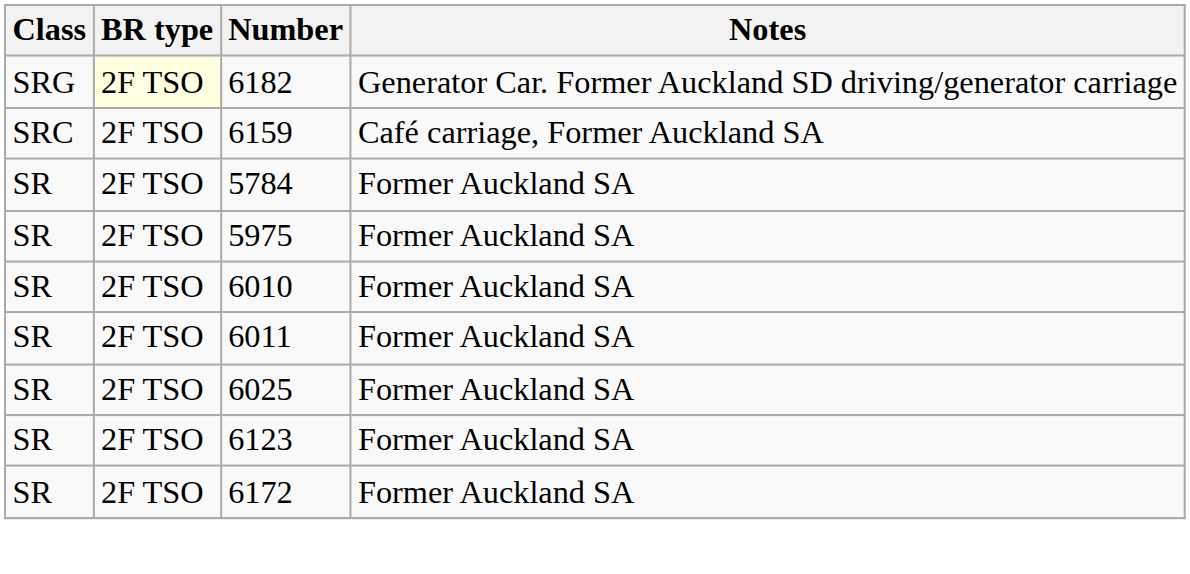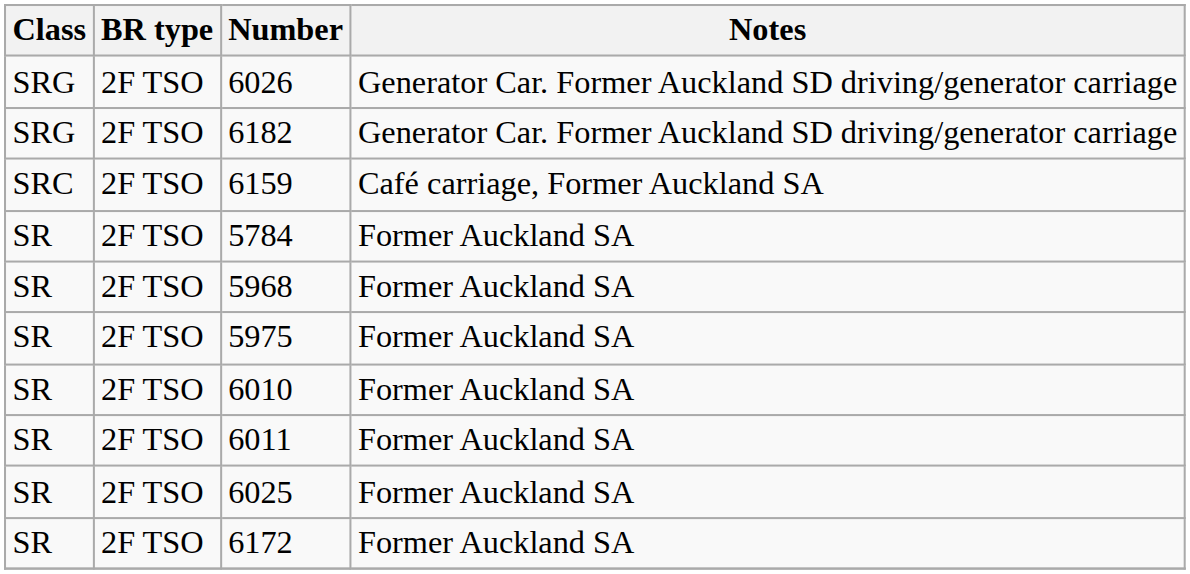+ row: (260, 81)
(152, 81) lightyellow background -> (152, 132) no background
+ row: (260, 286)
- row: (260, 440)
